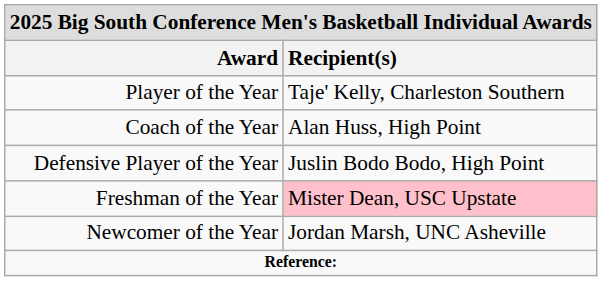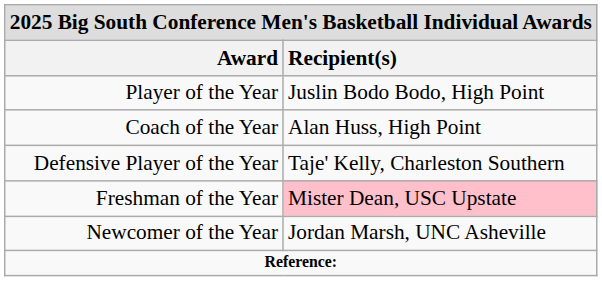(426, 92) Taje' Kelly, Charleston Southern -> (416, 92) Juslin Bodo Bodo, High Point
(416, 163) Juslin Bodo Bodo, High Point -> (426, 163) Taje' Kelly, Charleston Southern
